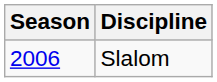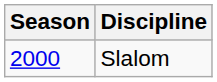(35, 58) 2006 -> (35, 58) 2000
